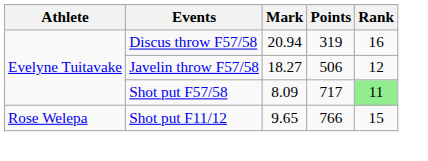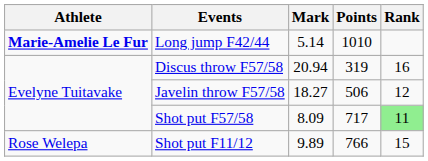+ row: (212, 42)
(285, 118) 9.65 -> (310, 143) 9.89
